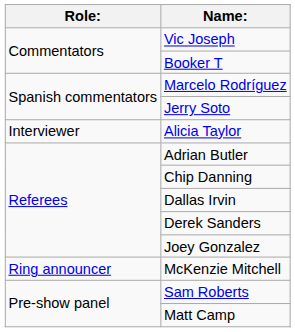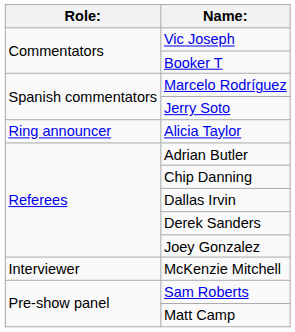(44, 131) Interviewer -> (60, 131) Ring announcer
(60, 269) Ring announcer -> (44, 269) Interviewer
